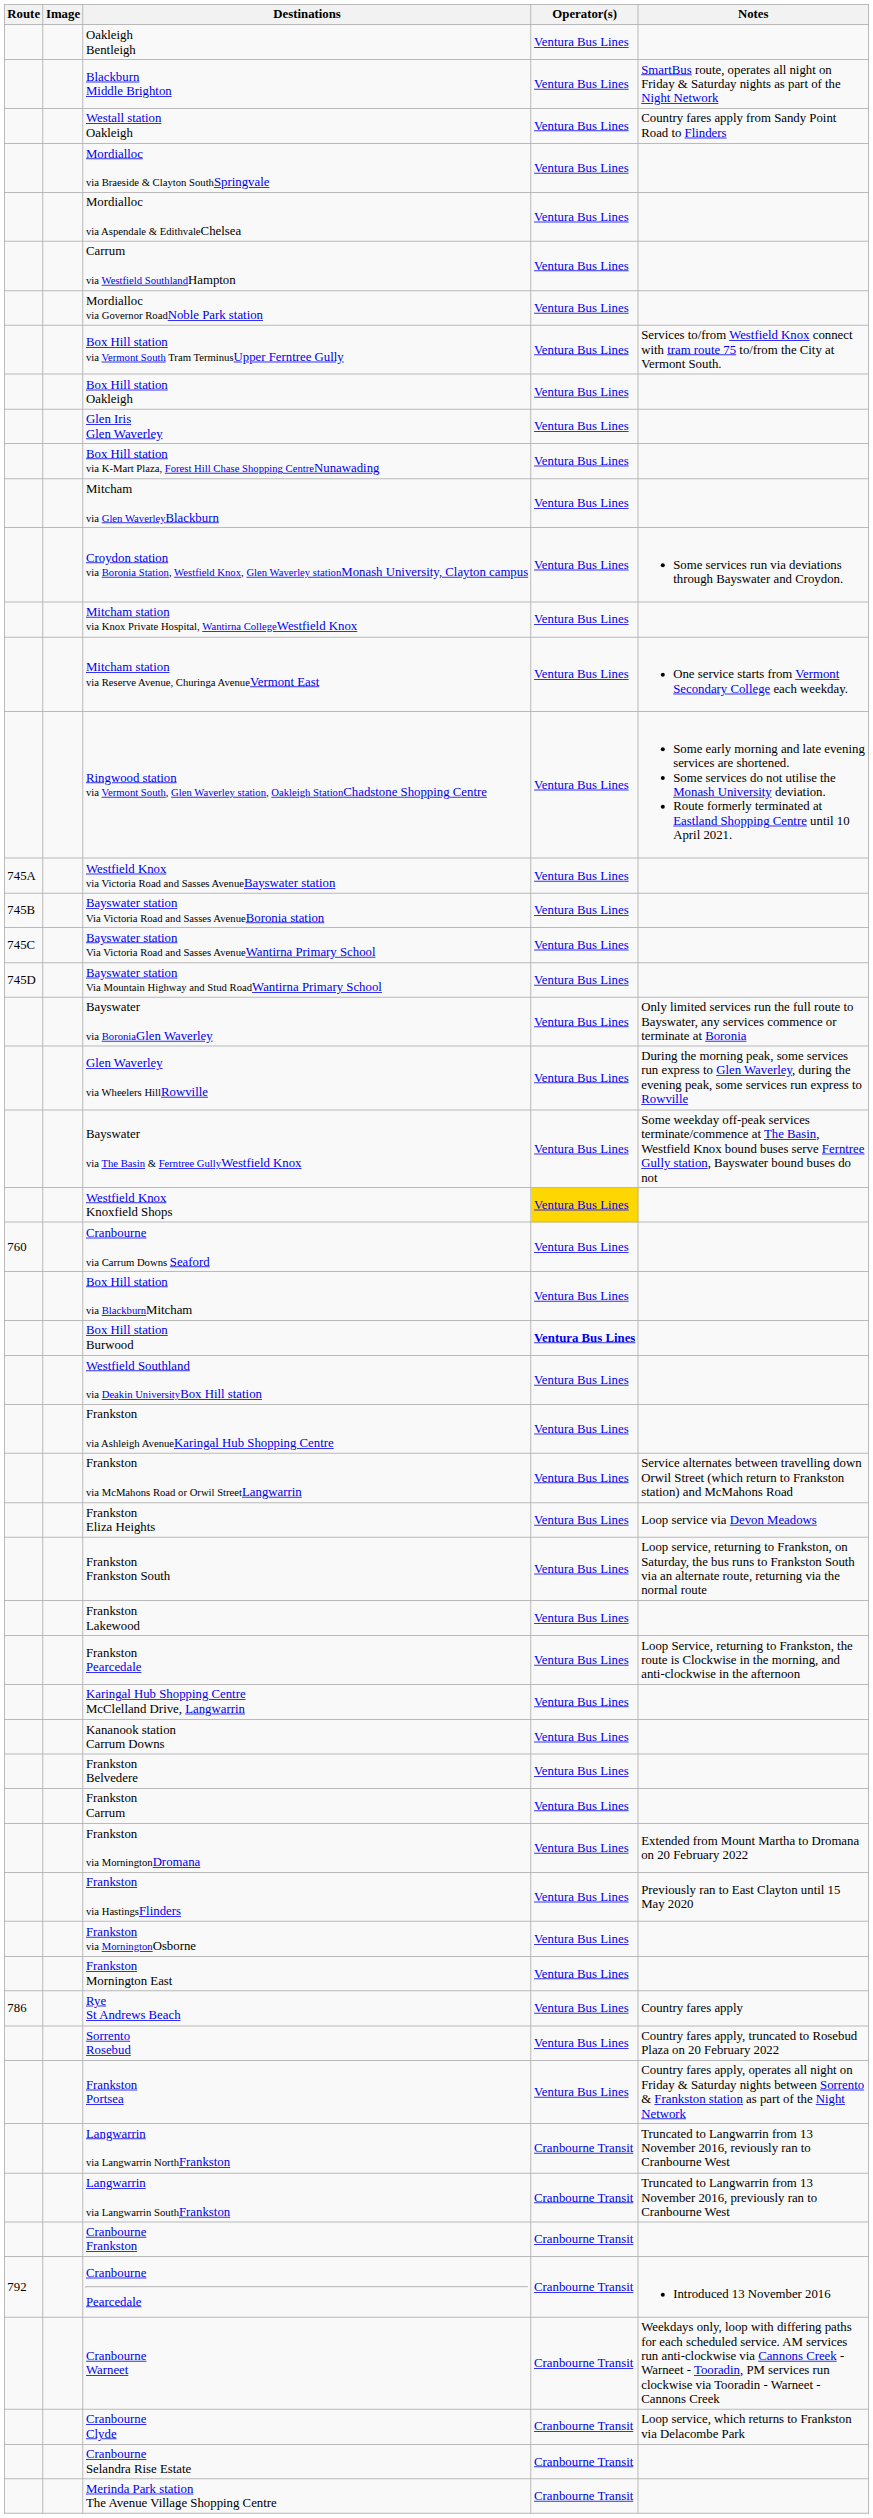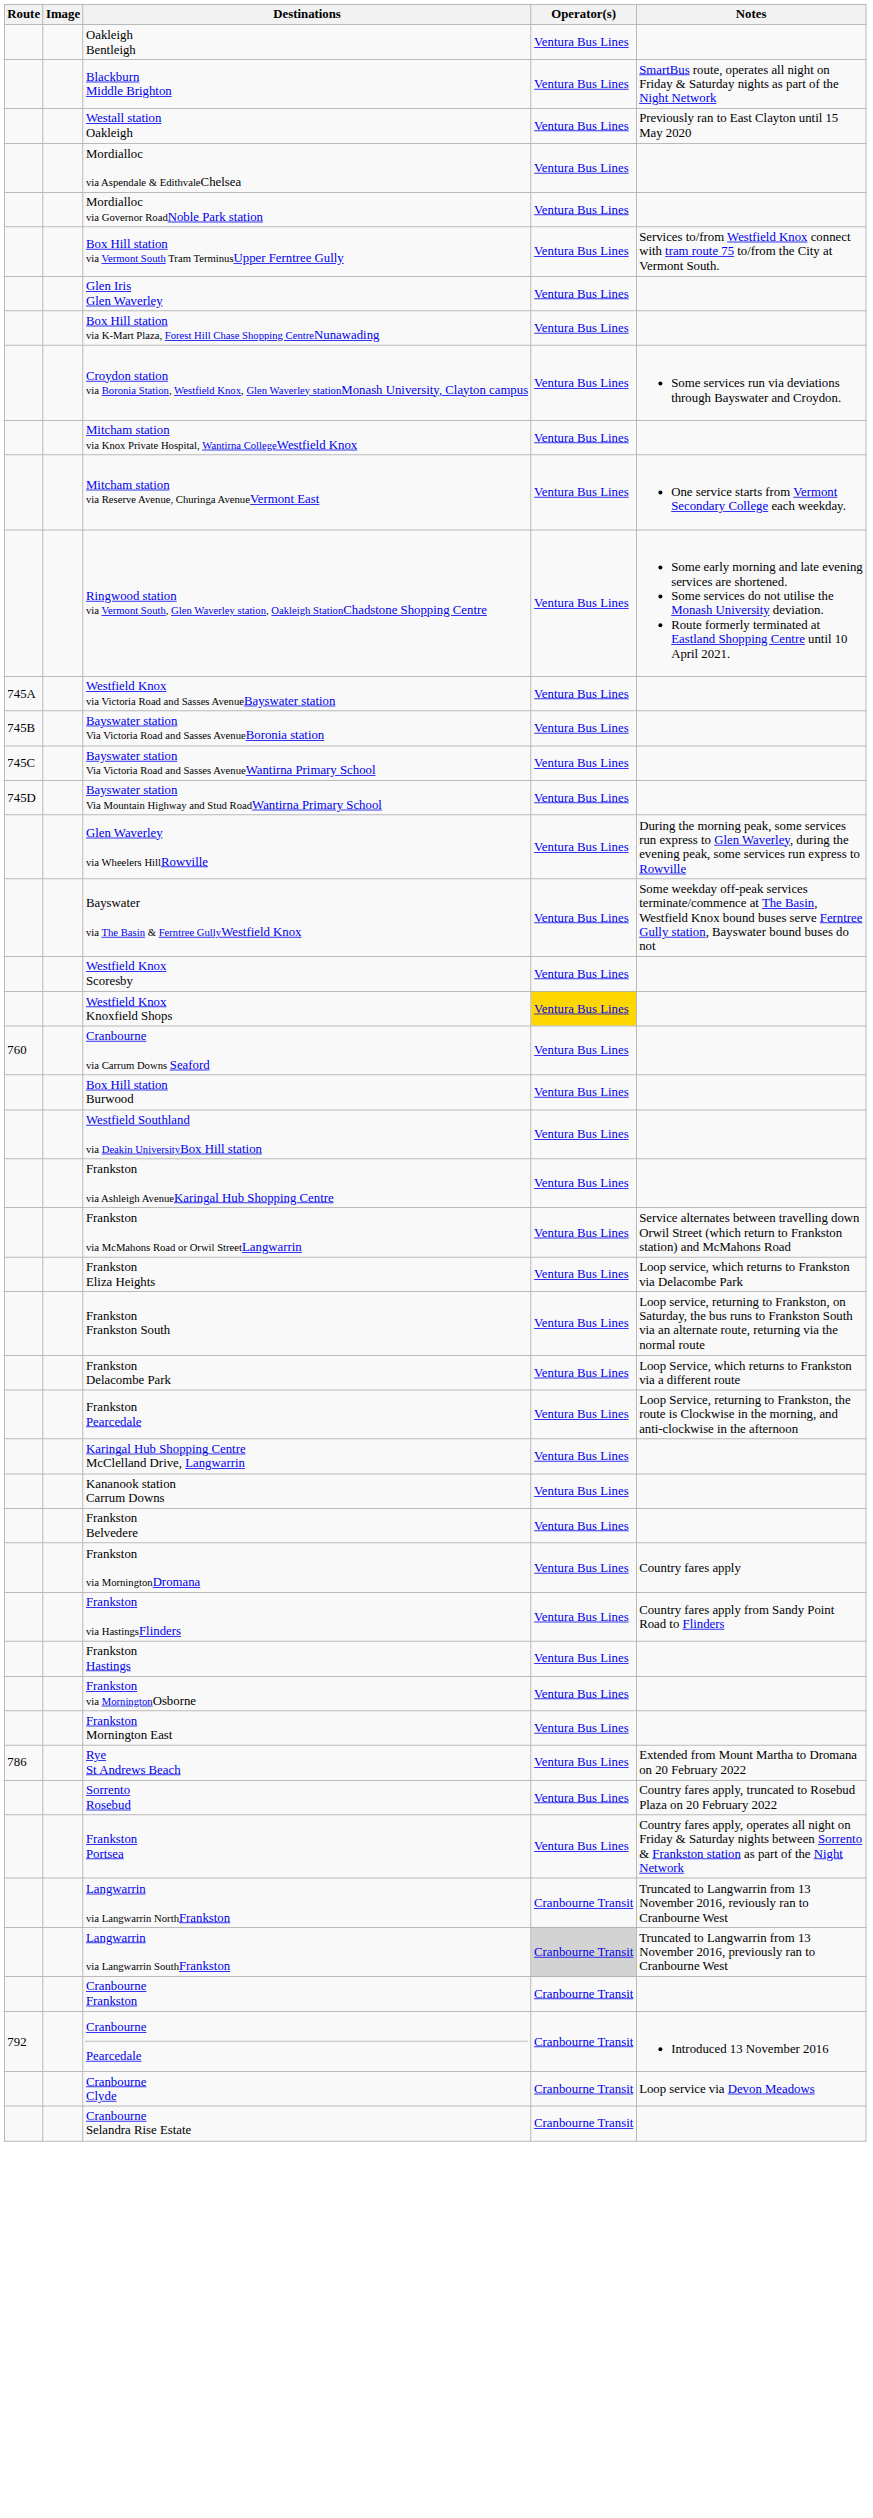(739, 125) Country fares apply from Sandy Point Road to Flinders -> (739, 125) Previously ran to East Clayton until 15 May 2020
- row: (178, 167)
- row: (161, 266)
- row: (127, 391)
- row: (152, 503)
- row: (149, 1021)
+ row: (126, 973)
- row: (139, 1296)
(585, 1337) bold -> (581, 1092) normal
(729, 1519) Loop service via Devon Meadows -> (744, 1274) Loop service, which returns to Frankston via Delacombe Park
+ row: (128, 1372)
- row: (113, 1618)
- row: (112, 1806)
(750, 1847) Extended from Mount Martha to Dromana on 20 February 2022 -> (690, 1567) Country fares apply
(741, 1897) Previously ran to East Clayton until 15 May 2020 -> (737, 1616) Country fares apply from Sandy Point Road to Flinders
+ row: (112, 1658)
(692, 2008) Country fares apply -> (748, 1762) Extended from Mount Martha to Dromana on 20 February 2022
(584, 2197) no background -> (584, 1952) lightgrey background
- row: (116, 2363)
(746, 2426) Loop service, which returns to Frankston via Delacombe Park -> (727, 2088) Loop service via Devon Meadows
- row: (181, 2496)
